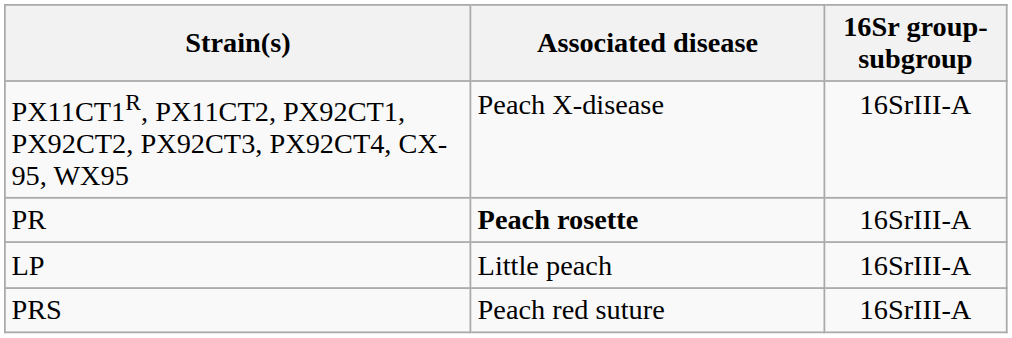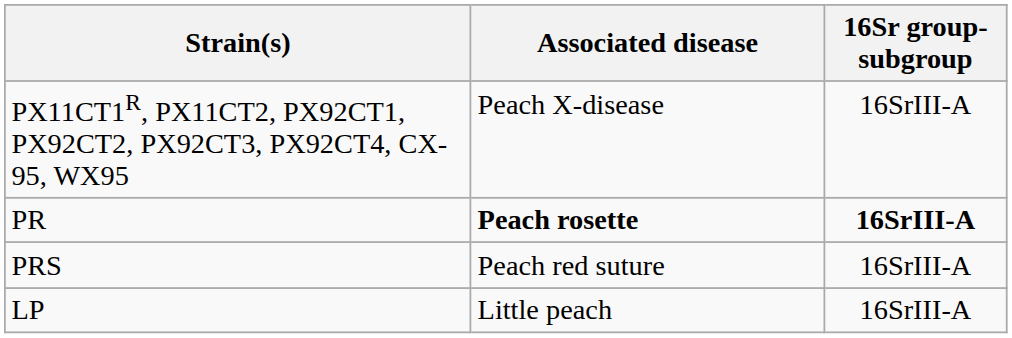(915, 220) normal -> (915, 220) bold
rows swapped: (28, 264) <-> (37, 309)
